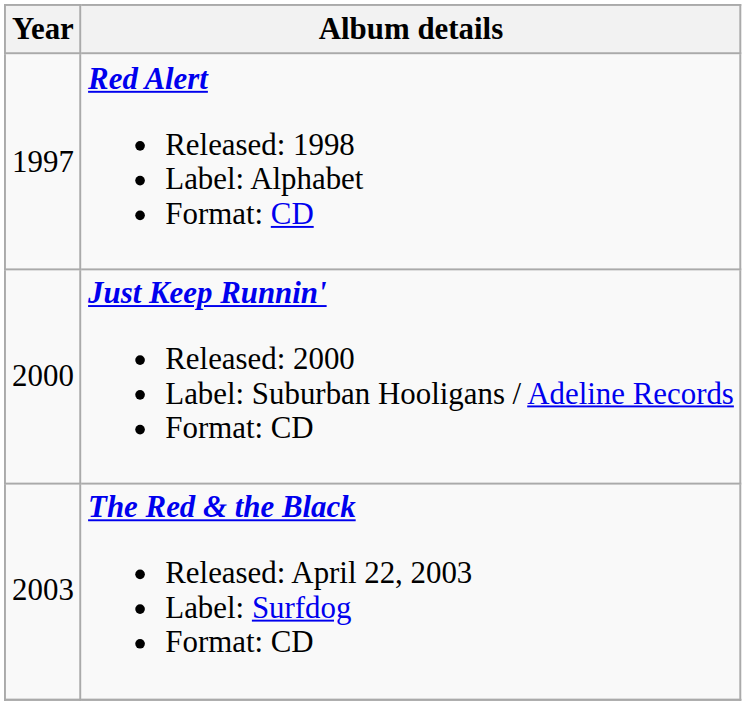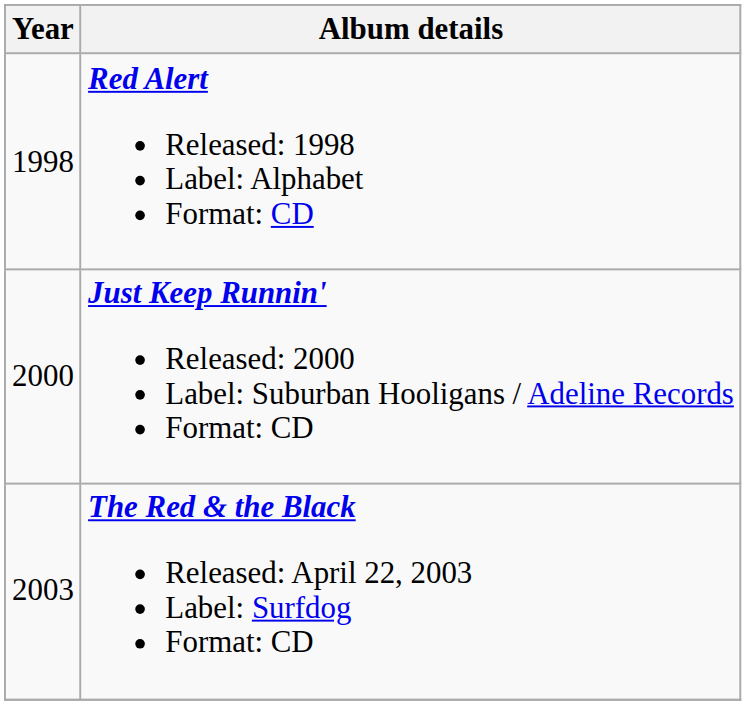(43, 160) 1997 -> (43, 160) 1998
